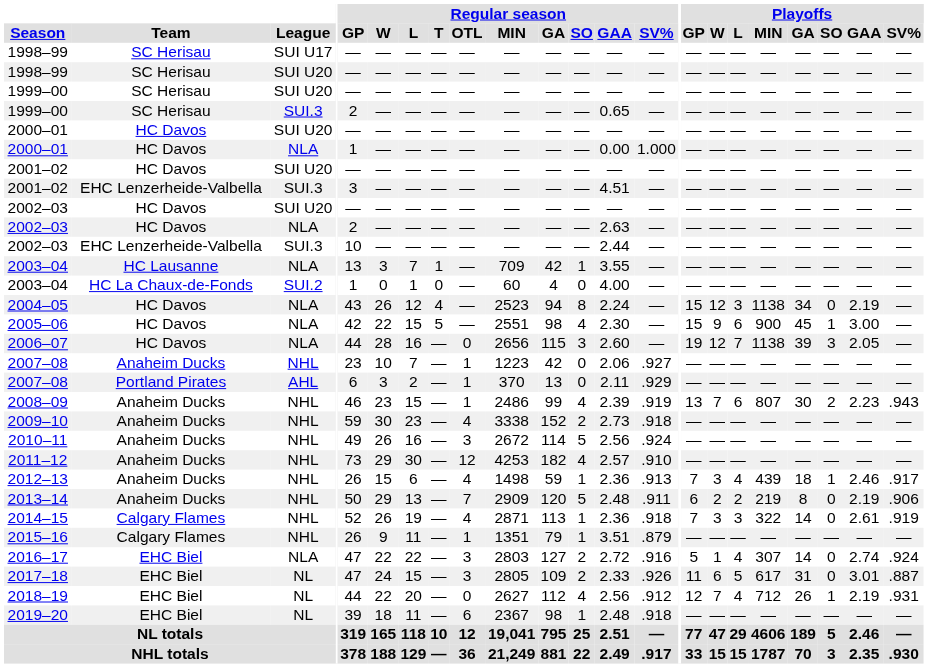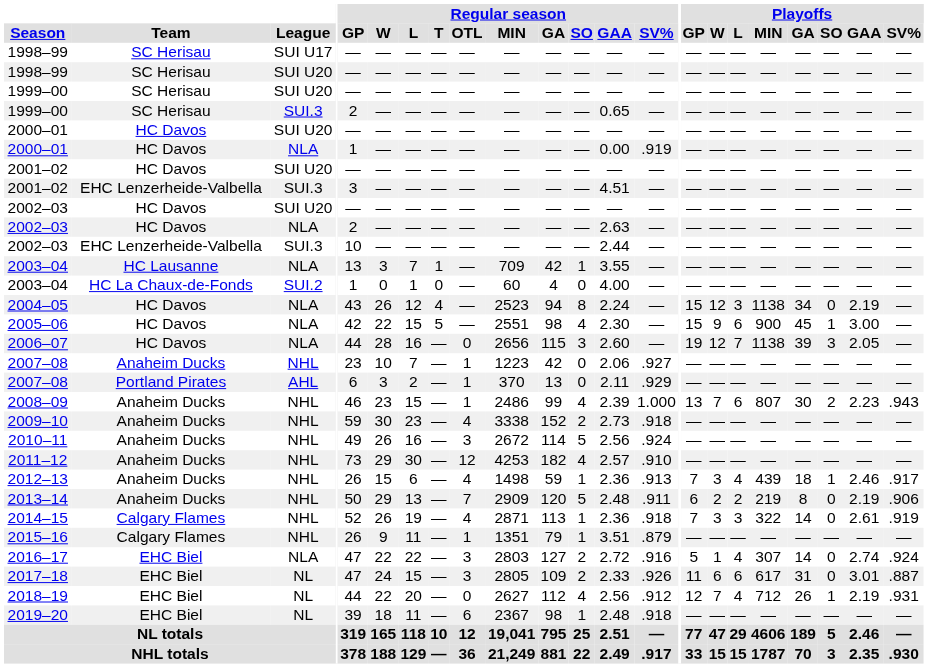(656, 149) 1.000 -> (656, 149) .919
(656, 401) .919 -> (656, 401) 1.000
(738, 576) 5 -> (738, 576) 6
